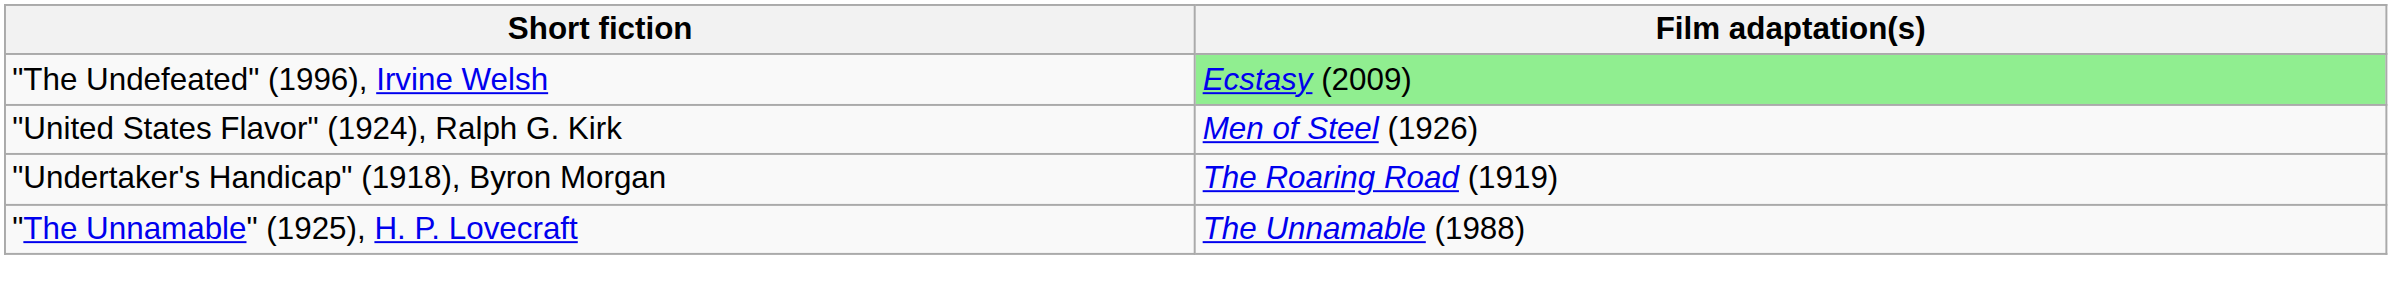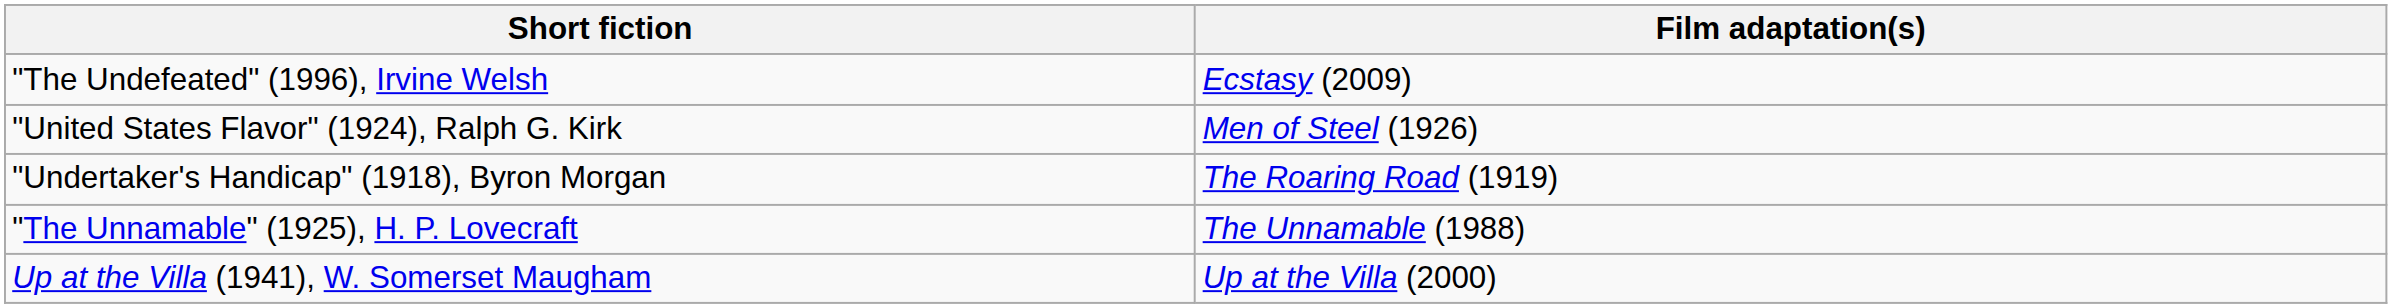(1307, 79) lightgreen background -> (1307, 79) no background
+ row: (332, 278)
